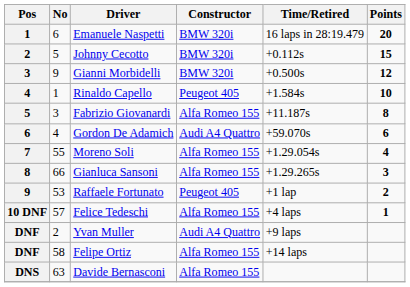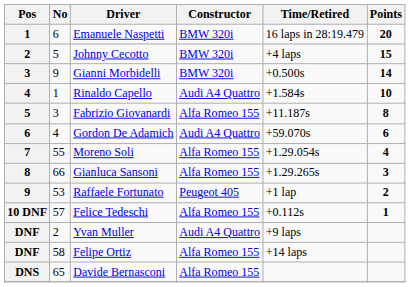(285, 53) +0.112s -> (283, 53) +4 laps
(386, 73) 12 -> (386, 73) 14
(209, 93) Peugeot 405 -> (220, 93) Audi A4 Quattro
(283, 212) +4 laps -> (285, 212) +0.112s
(59, 271) 63 -> (59, 271) 65
